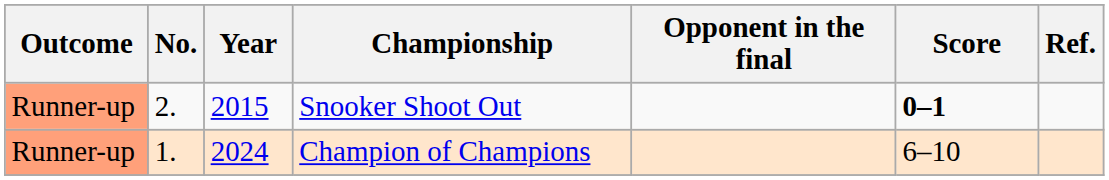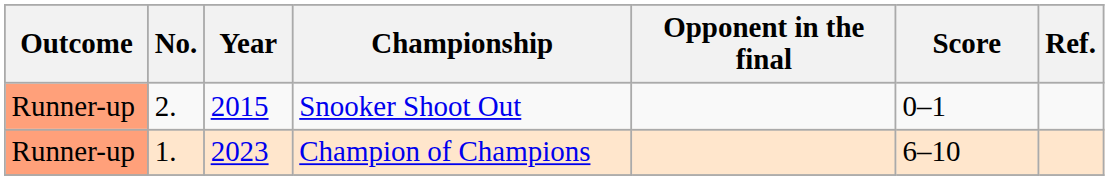(924, 105) bold -> (924, 105) normal
(240, 151) 2024 -> (240, 151) 2023
